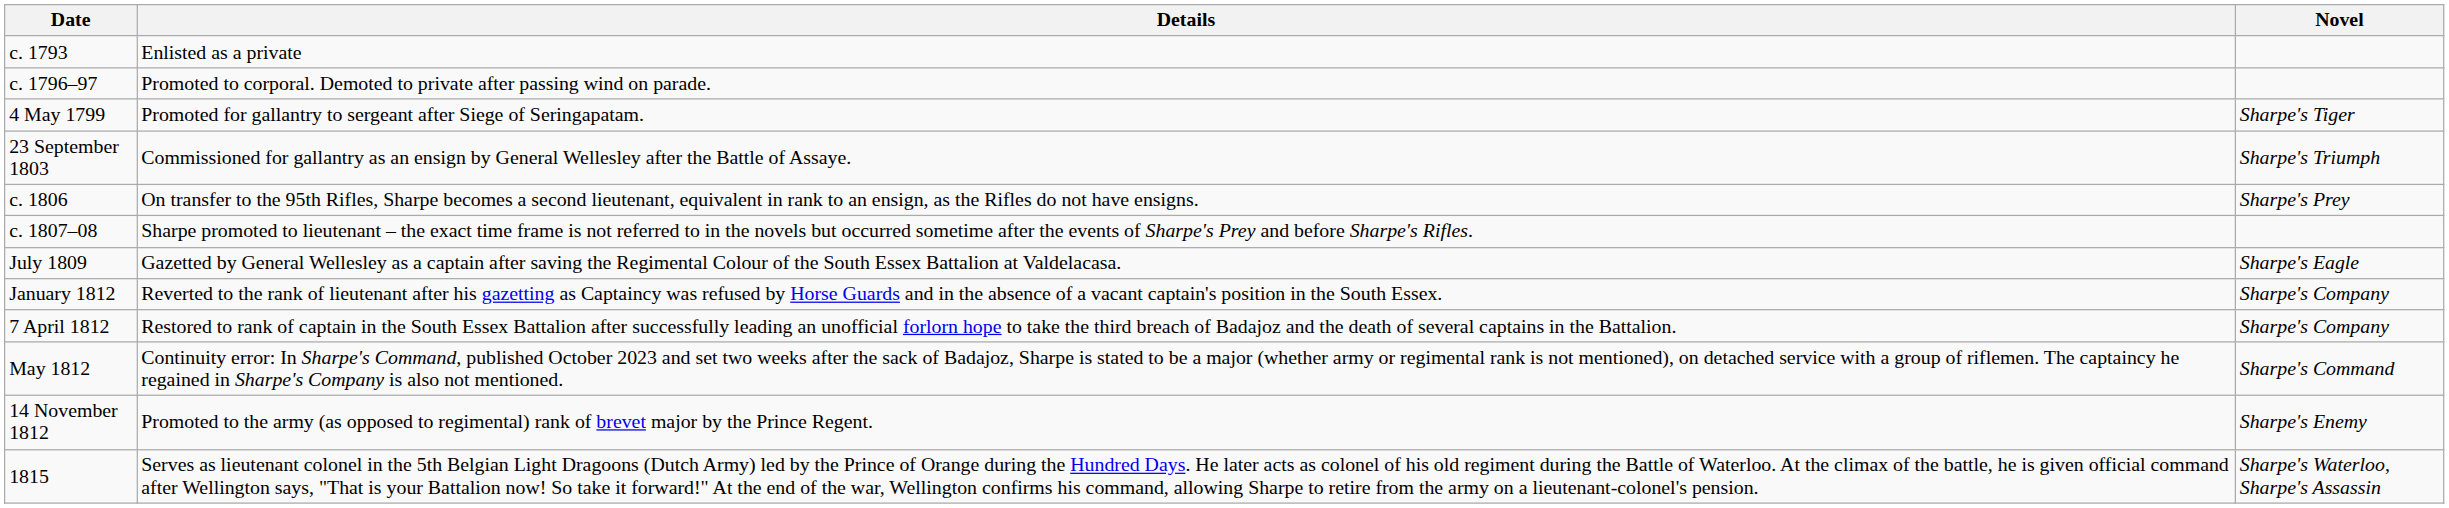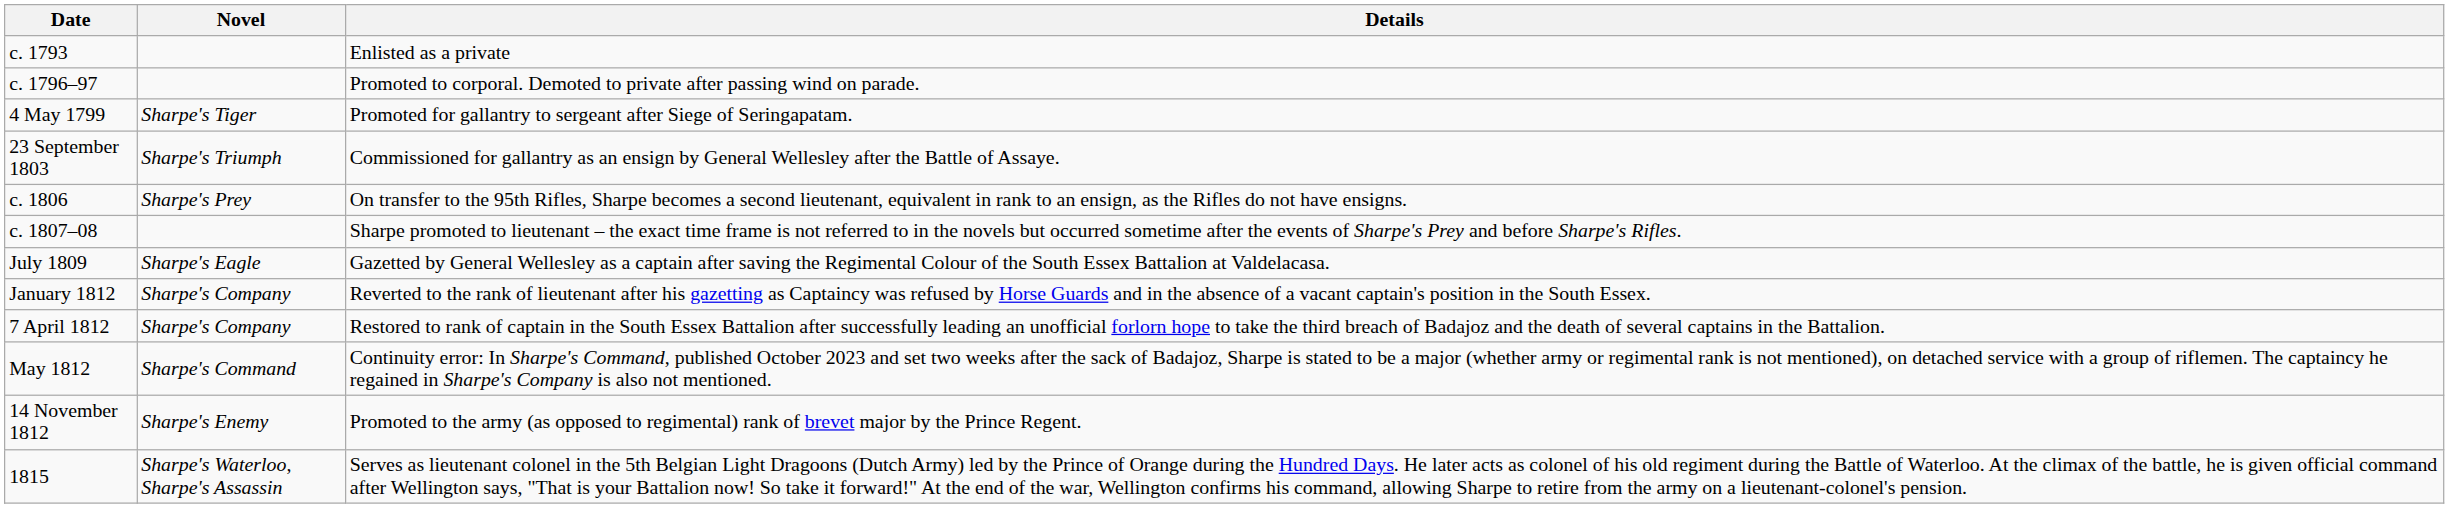columns swapped: (1186, 20) <-> (2339, 20)
